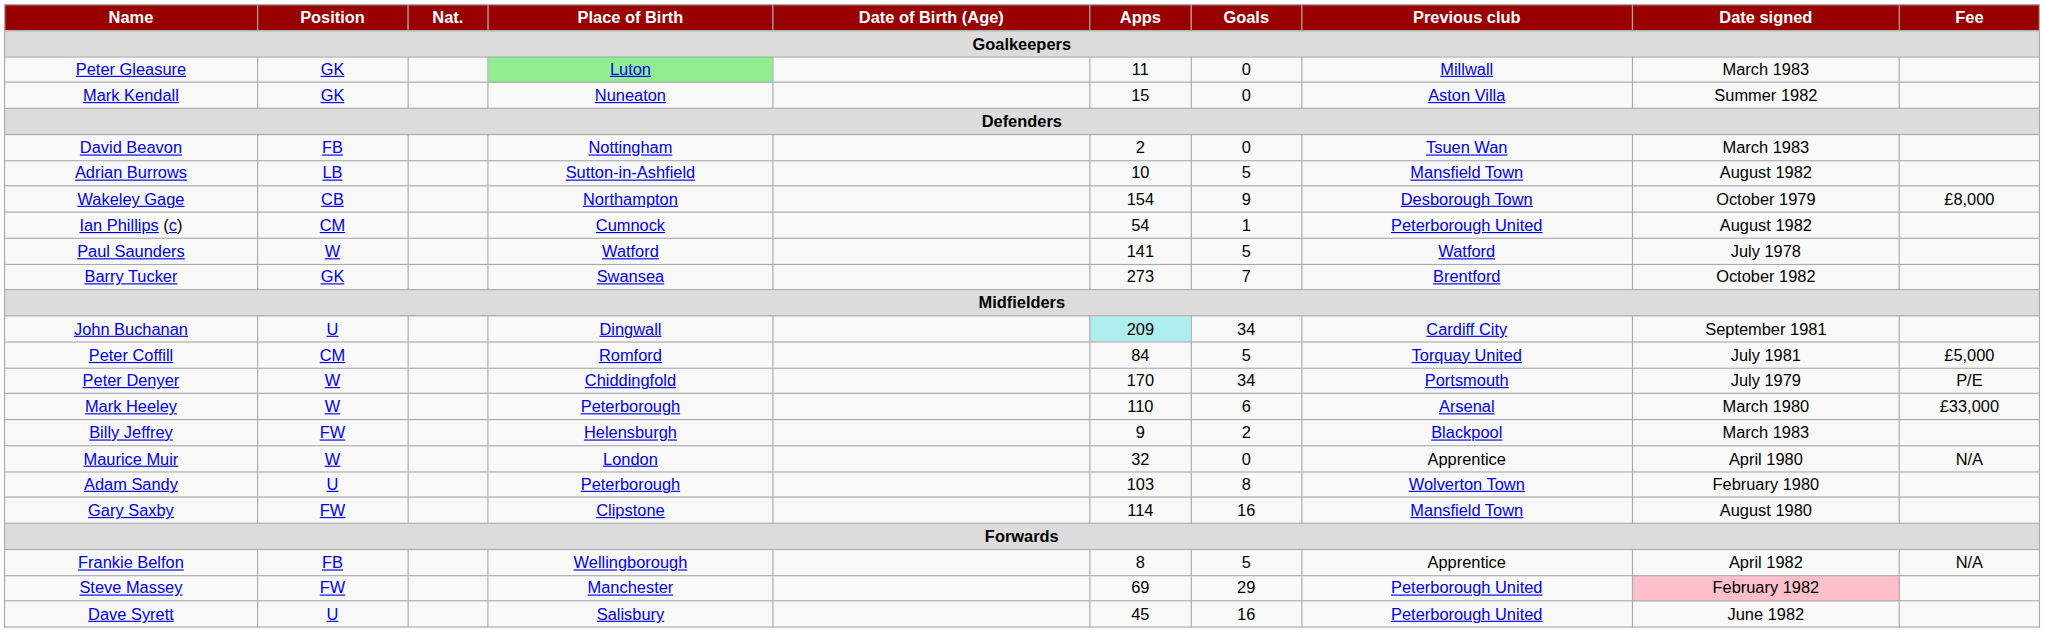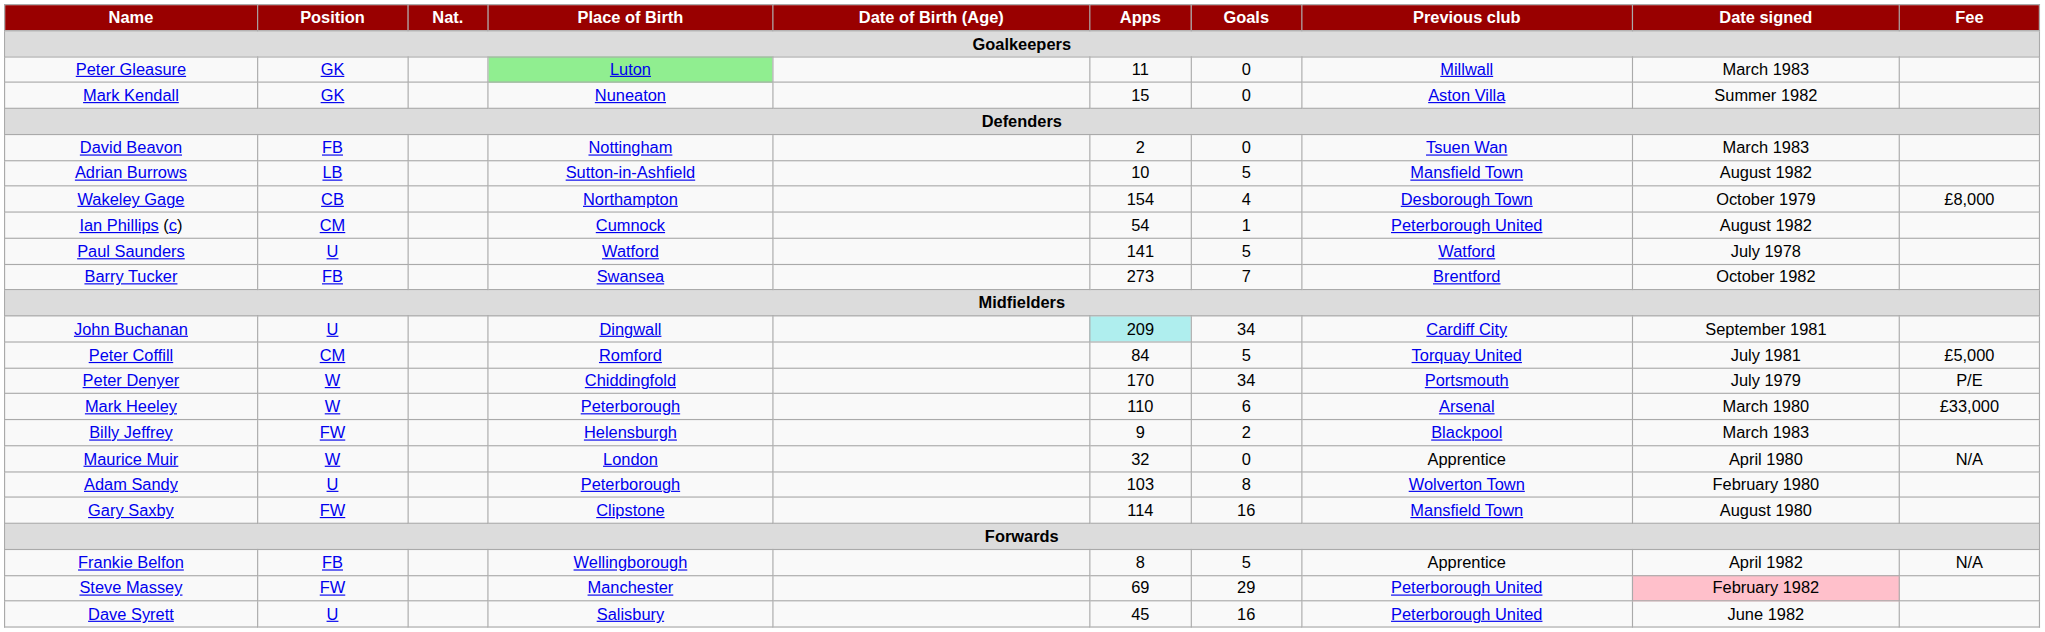(1246, 199) 9 -> (1246, 199) 4
(332, 251) W -> (332, 251) U
(332, 277) GK -> (332, 277) FB
